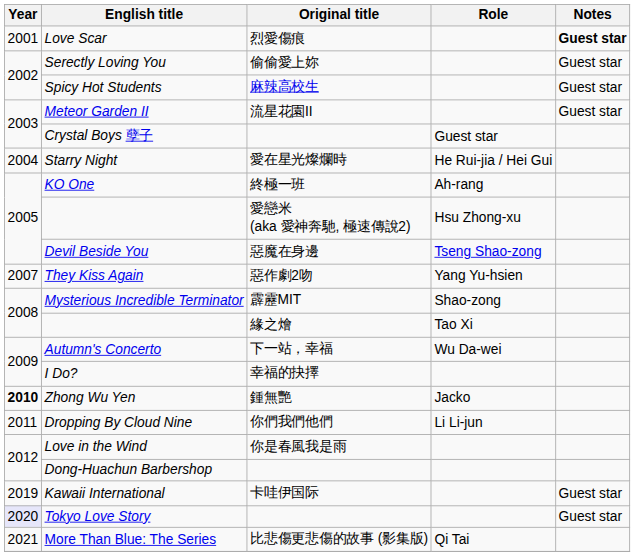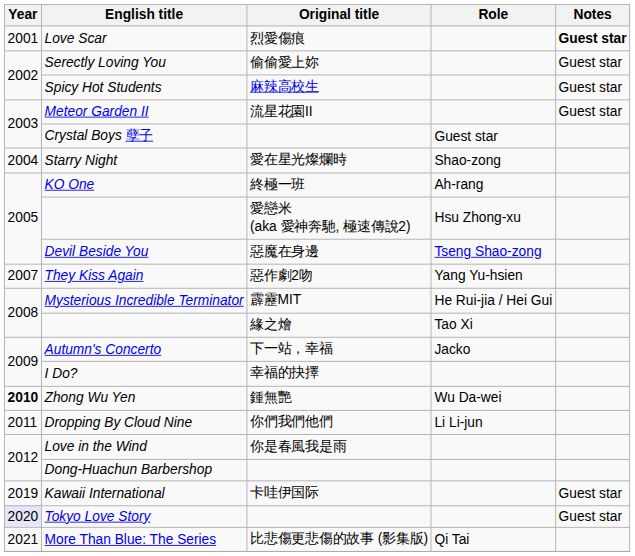(493, 160) He Rui-jia / Hei Gui -> (468, 160) Shao-zong
(468, 300) Shao-zong -> (493, 300) He Rui-jia / Hei Gui
(468, 349) Wu Da-wei -> (452, 349) Jacko
(452, 398) Jacko -> (468, 398) Wu Da-wei
